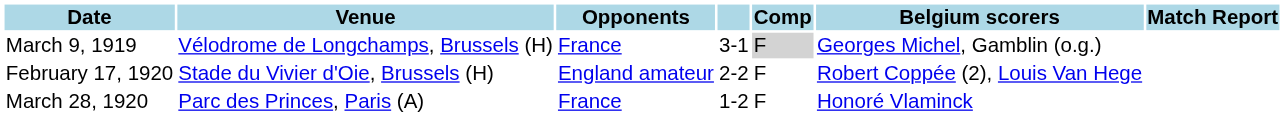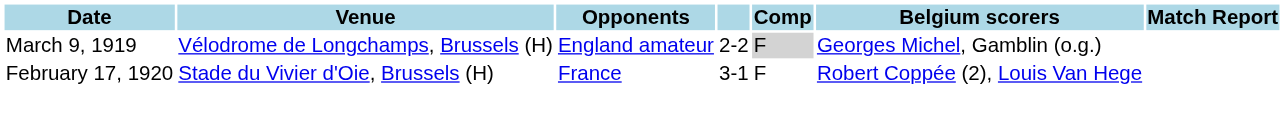(590, 45) France -> (636, 45) England amateur
(734, 45) 3-1 -> (734, 45) 2-2
(636, 73) England amateur -> (590, 73) France
(734, 73) 2-2 -> (734, 73) 3-1
- row: (77, 101)
